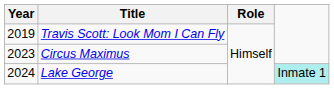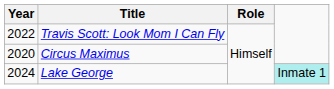(21, 34) 2019 -> (21, 34) 2022
(21, 53) 2023 -> (21, 53) 2020
